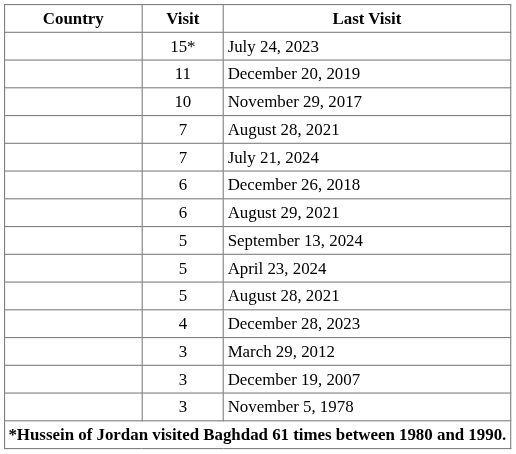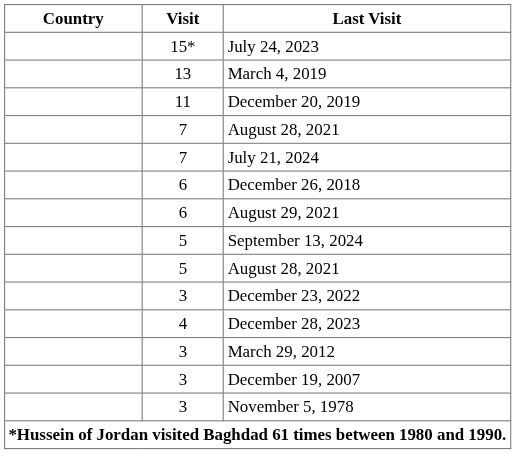+ row: (183, 73)
- row: (183, 101)
- row: (183, 268)
+ row: (183, 295)
